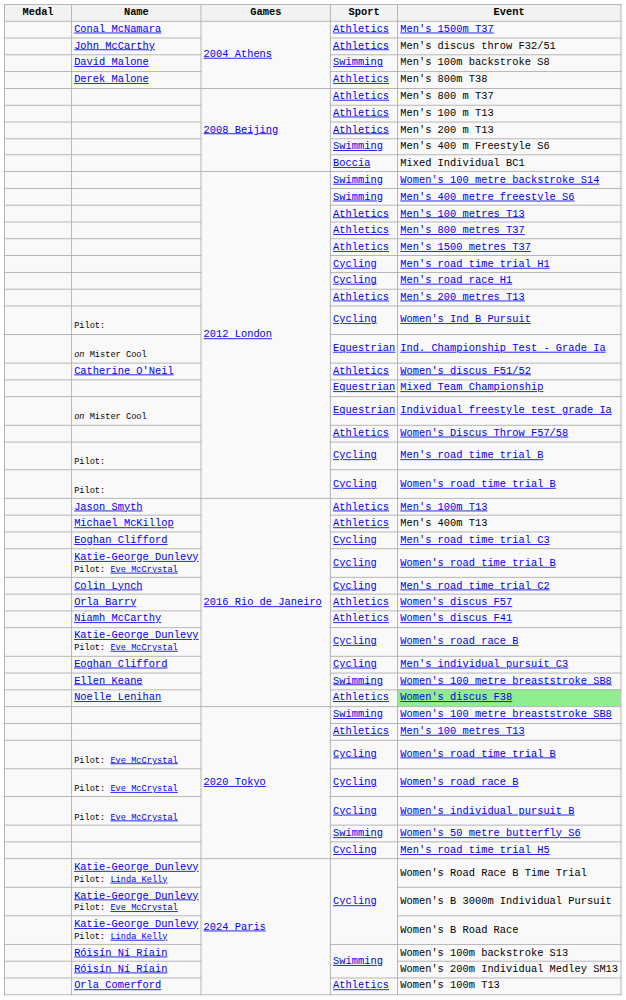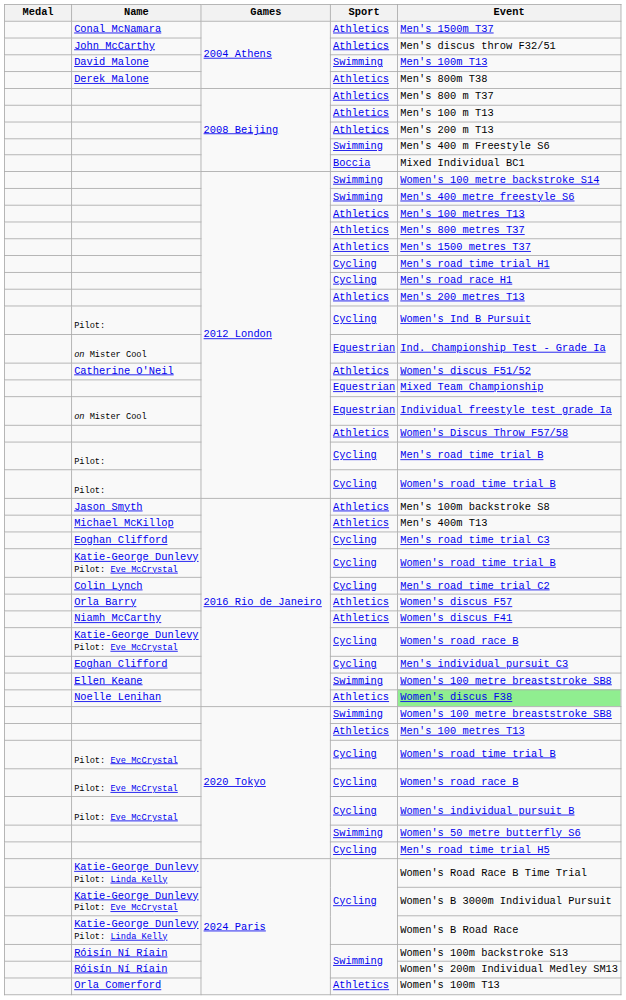(475, 63) Men's 100m backstroke S8 -> (444, 63) Men's 100m T13
(444, 507) Men's 100m T13 -> (475, 507) Men's 100m backstroke S8
